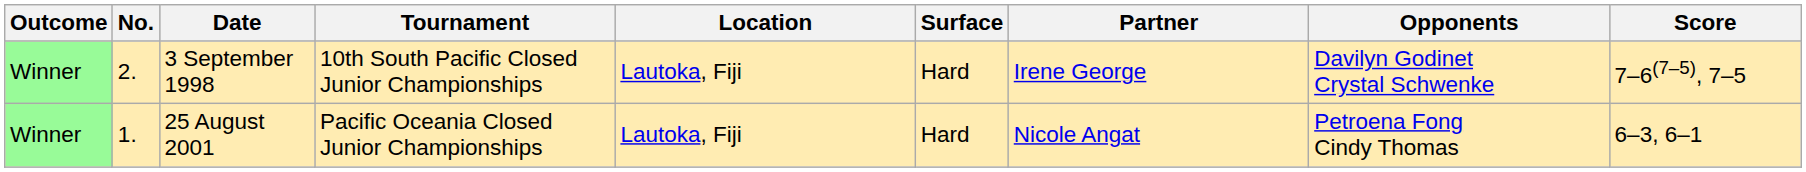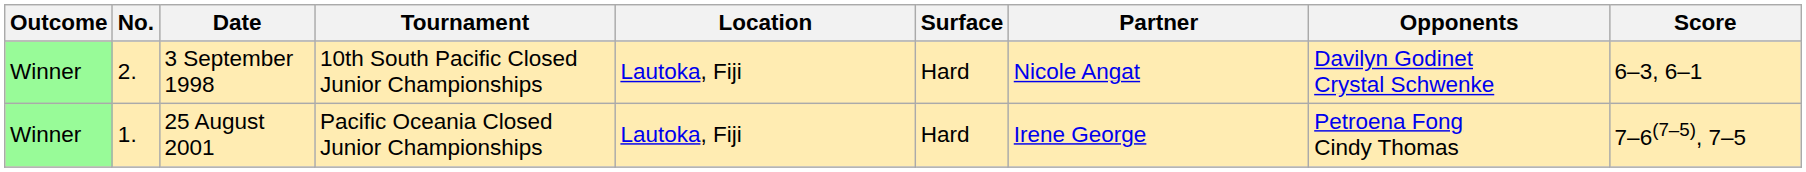(1080, 71) Irene George -> (1077, 71) Nicole Angat
(1680, 71) 7–6(7–5), 7–5 -> (1658, 71) 6–3, 6–1
(1077, 134) Nicole Angat -> (1080, 134) Irene George
(1658, 134) 6–3, 6–1 -> (1680, 134) 7–6(7–5), 7–5
